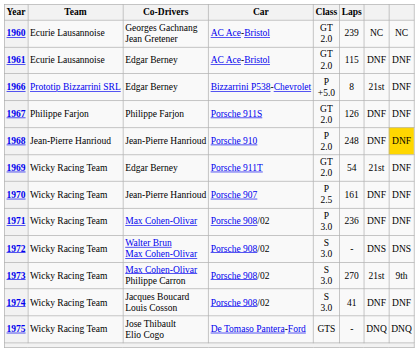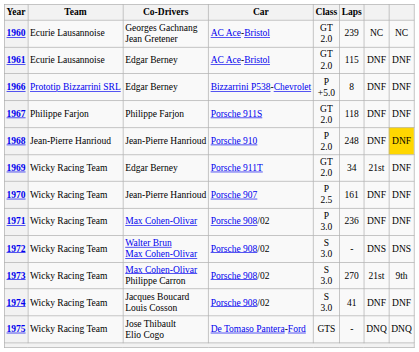(377, 87) 21st -> (377, 87) DNF
(352, 114) 126 -> (352, 114) 118
(352, 168) 54 -> (352, 168) 34
